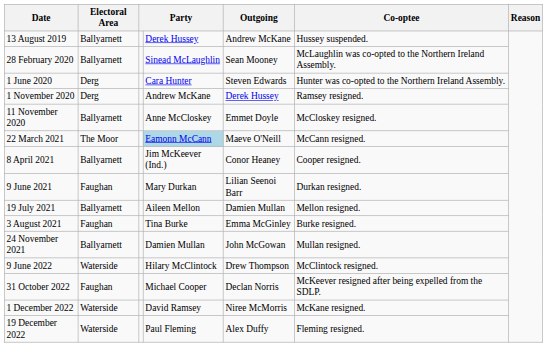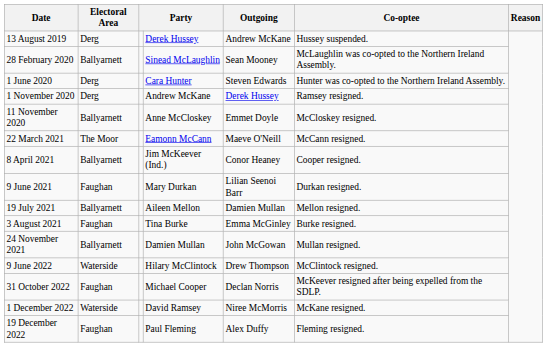(101, 39) Ballyarnett -> (89, 39) Derg
(178, 139) lightblue background -> (178, 139) no background
(99, 329) Waterside -> (96, 329) Faughan
